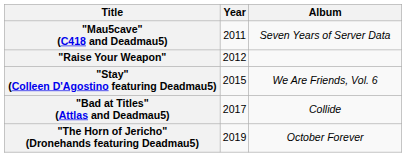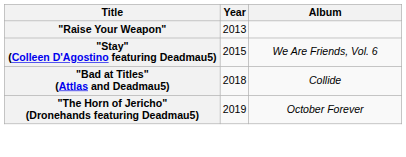- row: (112, 35)
(235, 58) 2012 -> (235, 29) 2013
(235, 109) 2017 -> (235, 80) 2018
